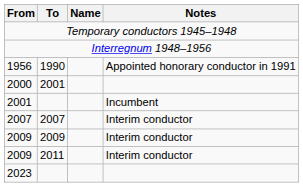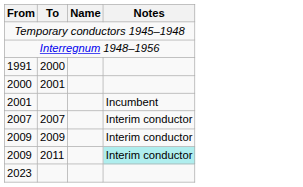- row: (19, 66)
+ row: (19, 66)
(149, 155) no background -> (149, 155) paleturquoise background
